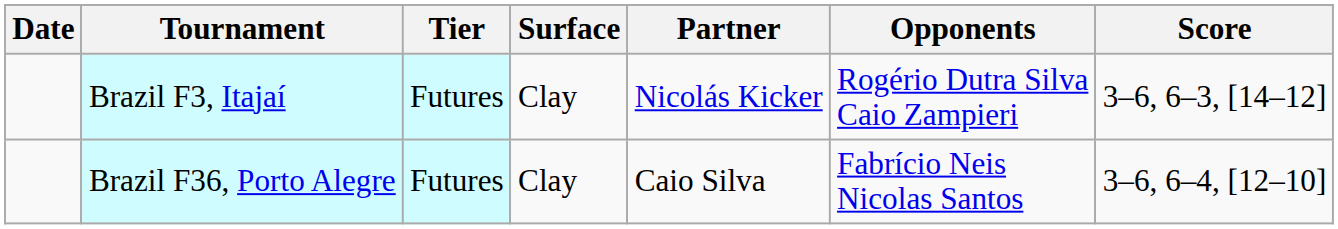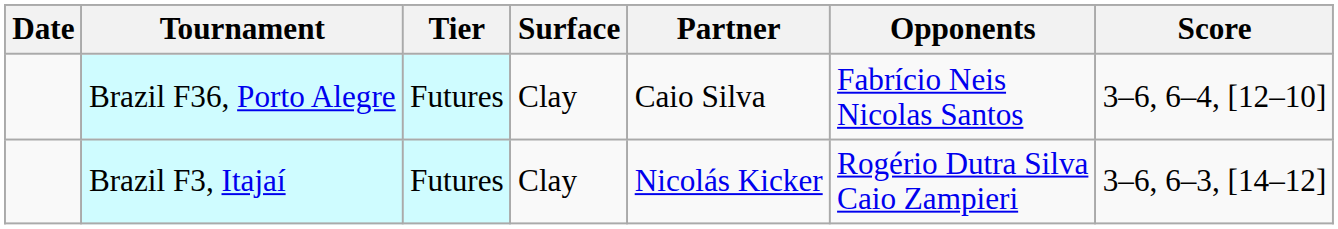rows swapped: (242, 180) <-> (187, 96)
